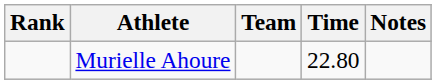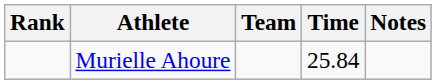(333, 60) 22.80 -> (333, 60) 25.84
